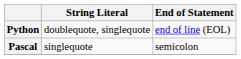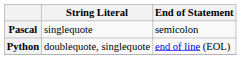rows swapped: (23, 46) <-> (23, 29)
